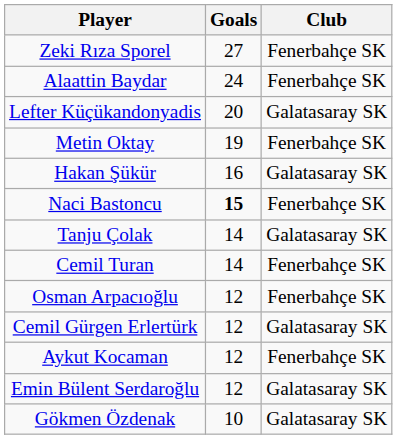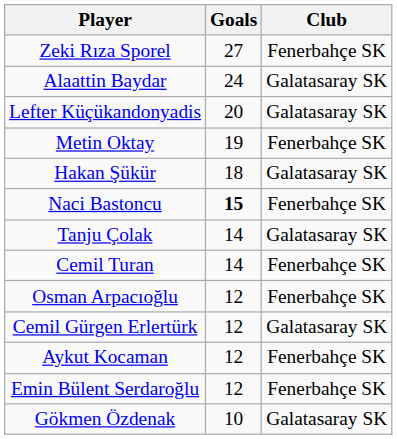(327, 81) Fenerbahçe SK -> (327, 81) Galatasaray SK
(234, 173) 16 -> (234, 173) 18
(327, 388) Galatasaray SK -> (327, 388) Fenerbahçe SK
